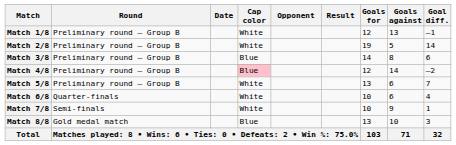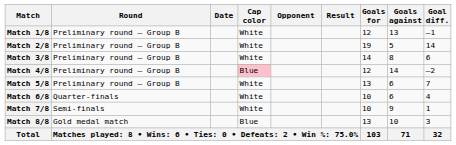(249, 58) Blue -> (251, 58) White
